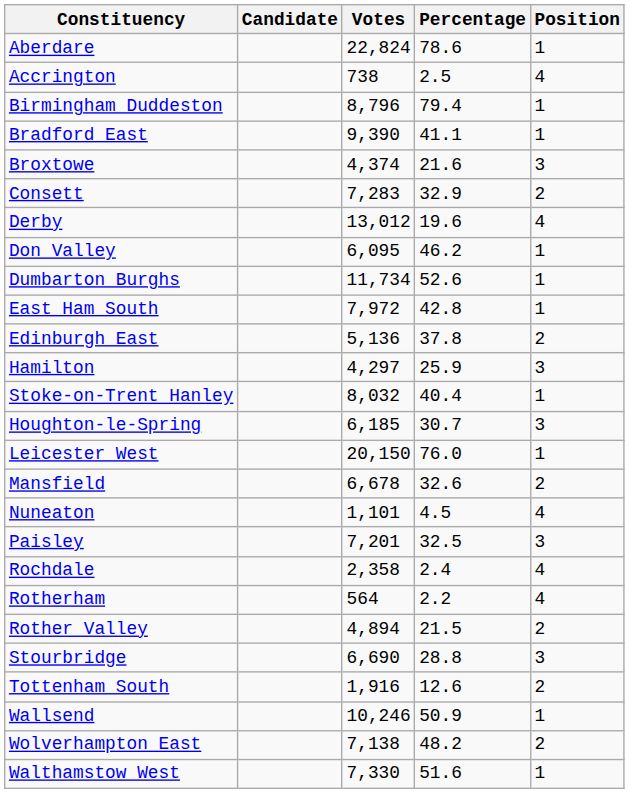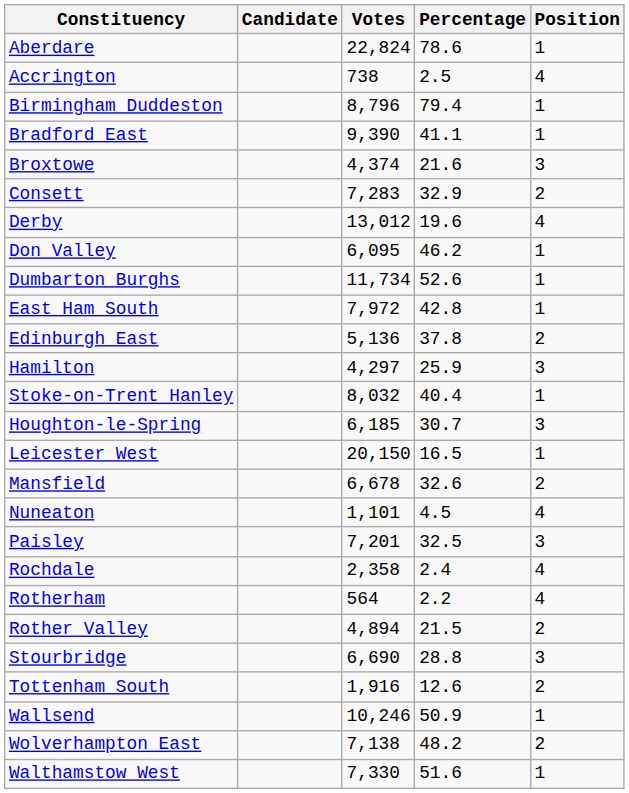(441, 455) 76.0 -> (441, 455) 16.5
